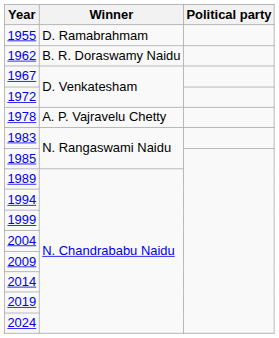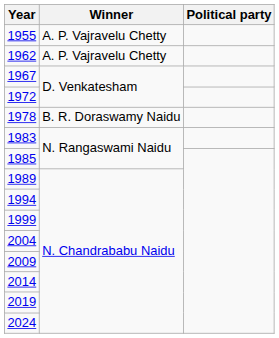(95, 35) D. Ramabrahmam -> (104, 35) A. P. Vajravelu Chetty
(111, 55) B. R. Doraswamy Naidu -> (104, 55) A. P. Vajravelu Chetty
(104, 117) A. P. Vajravelu Chetty -> (111, 117) B. R. Doraswamy Naidu
